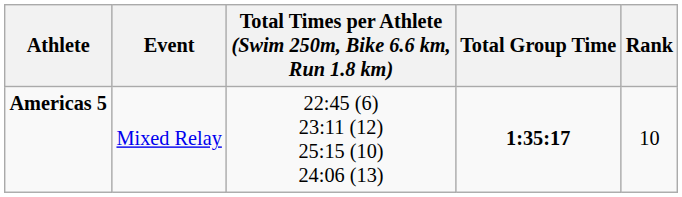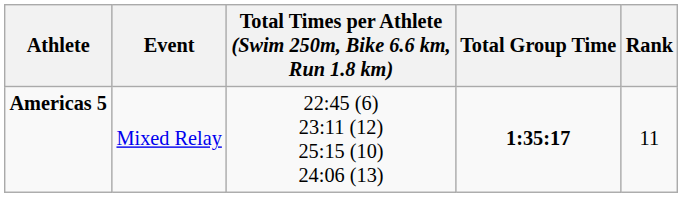(649, 139) 10 -> (649, 139) 11
